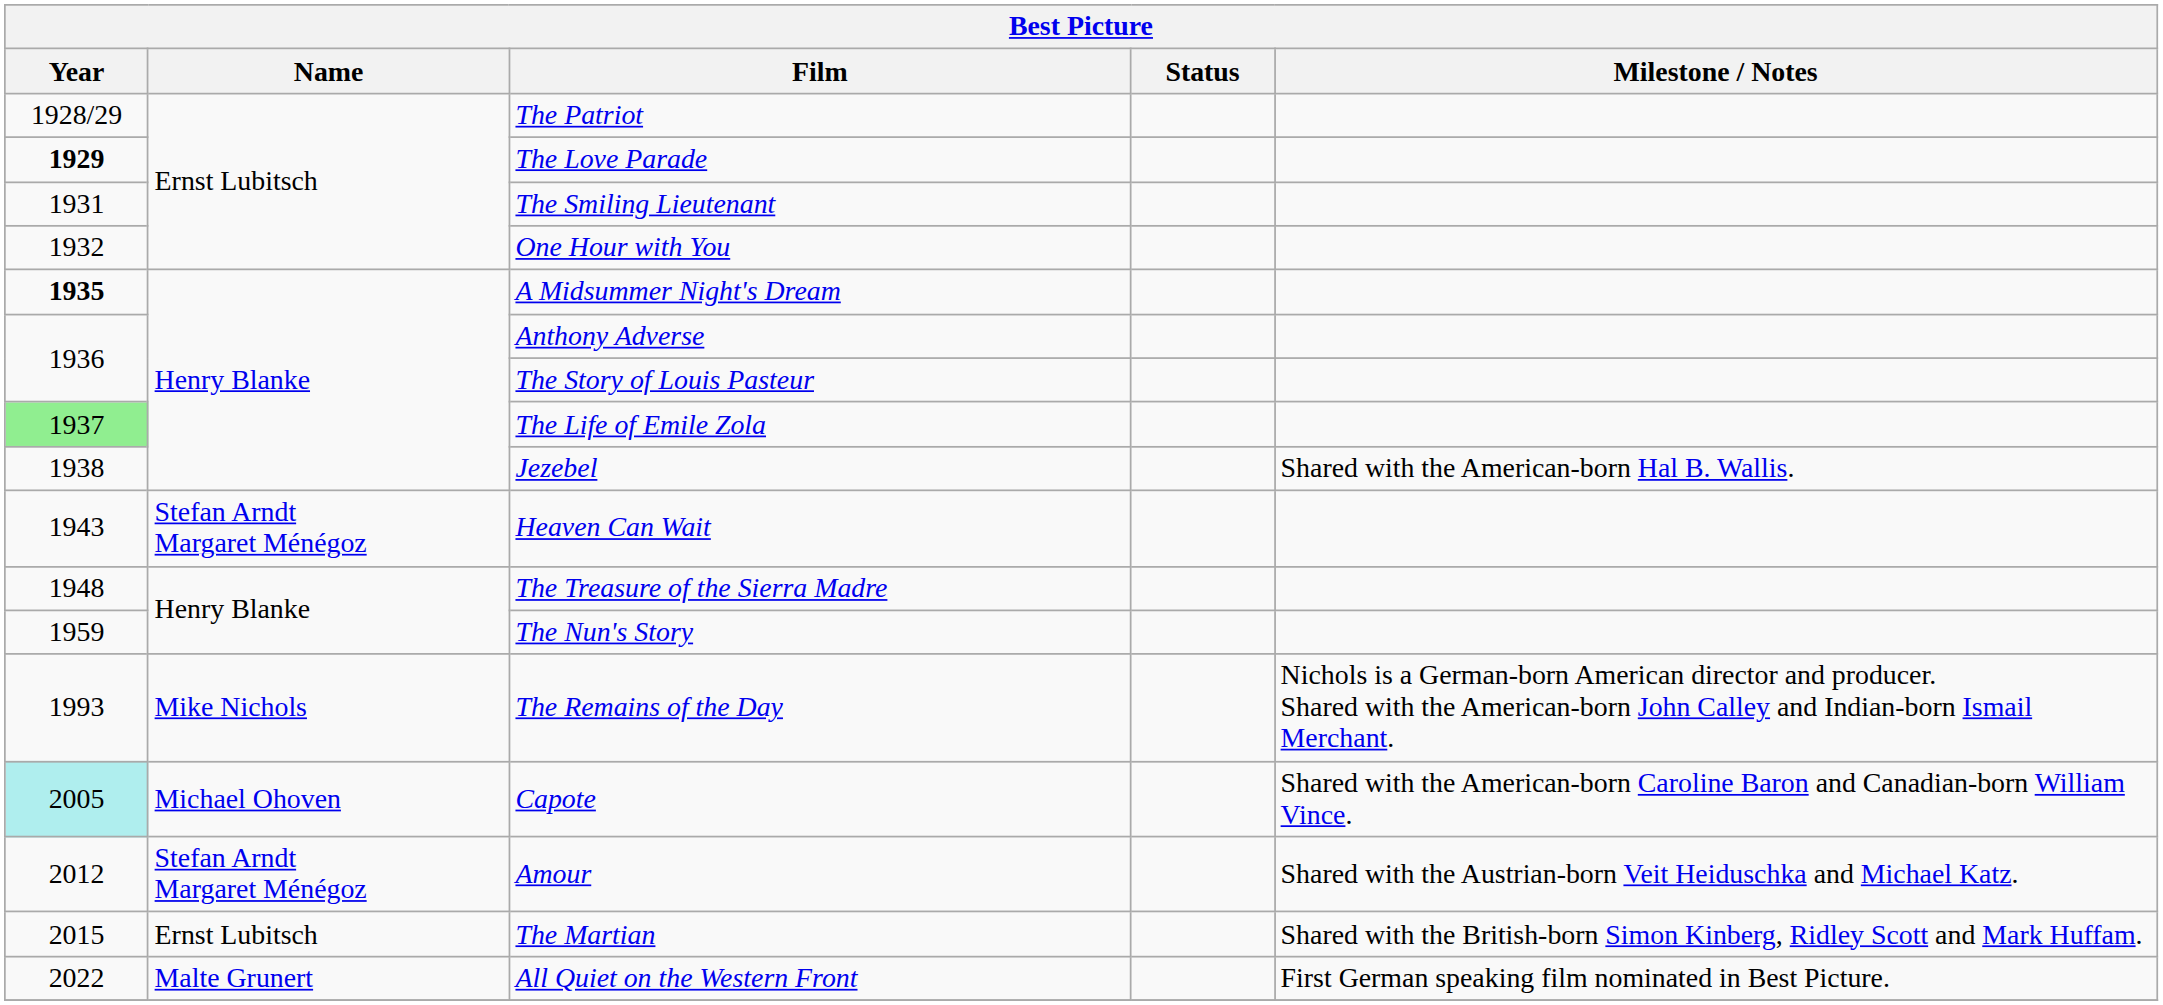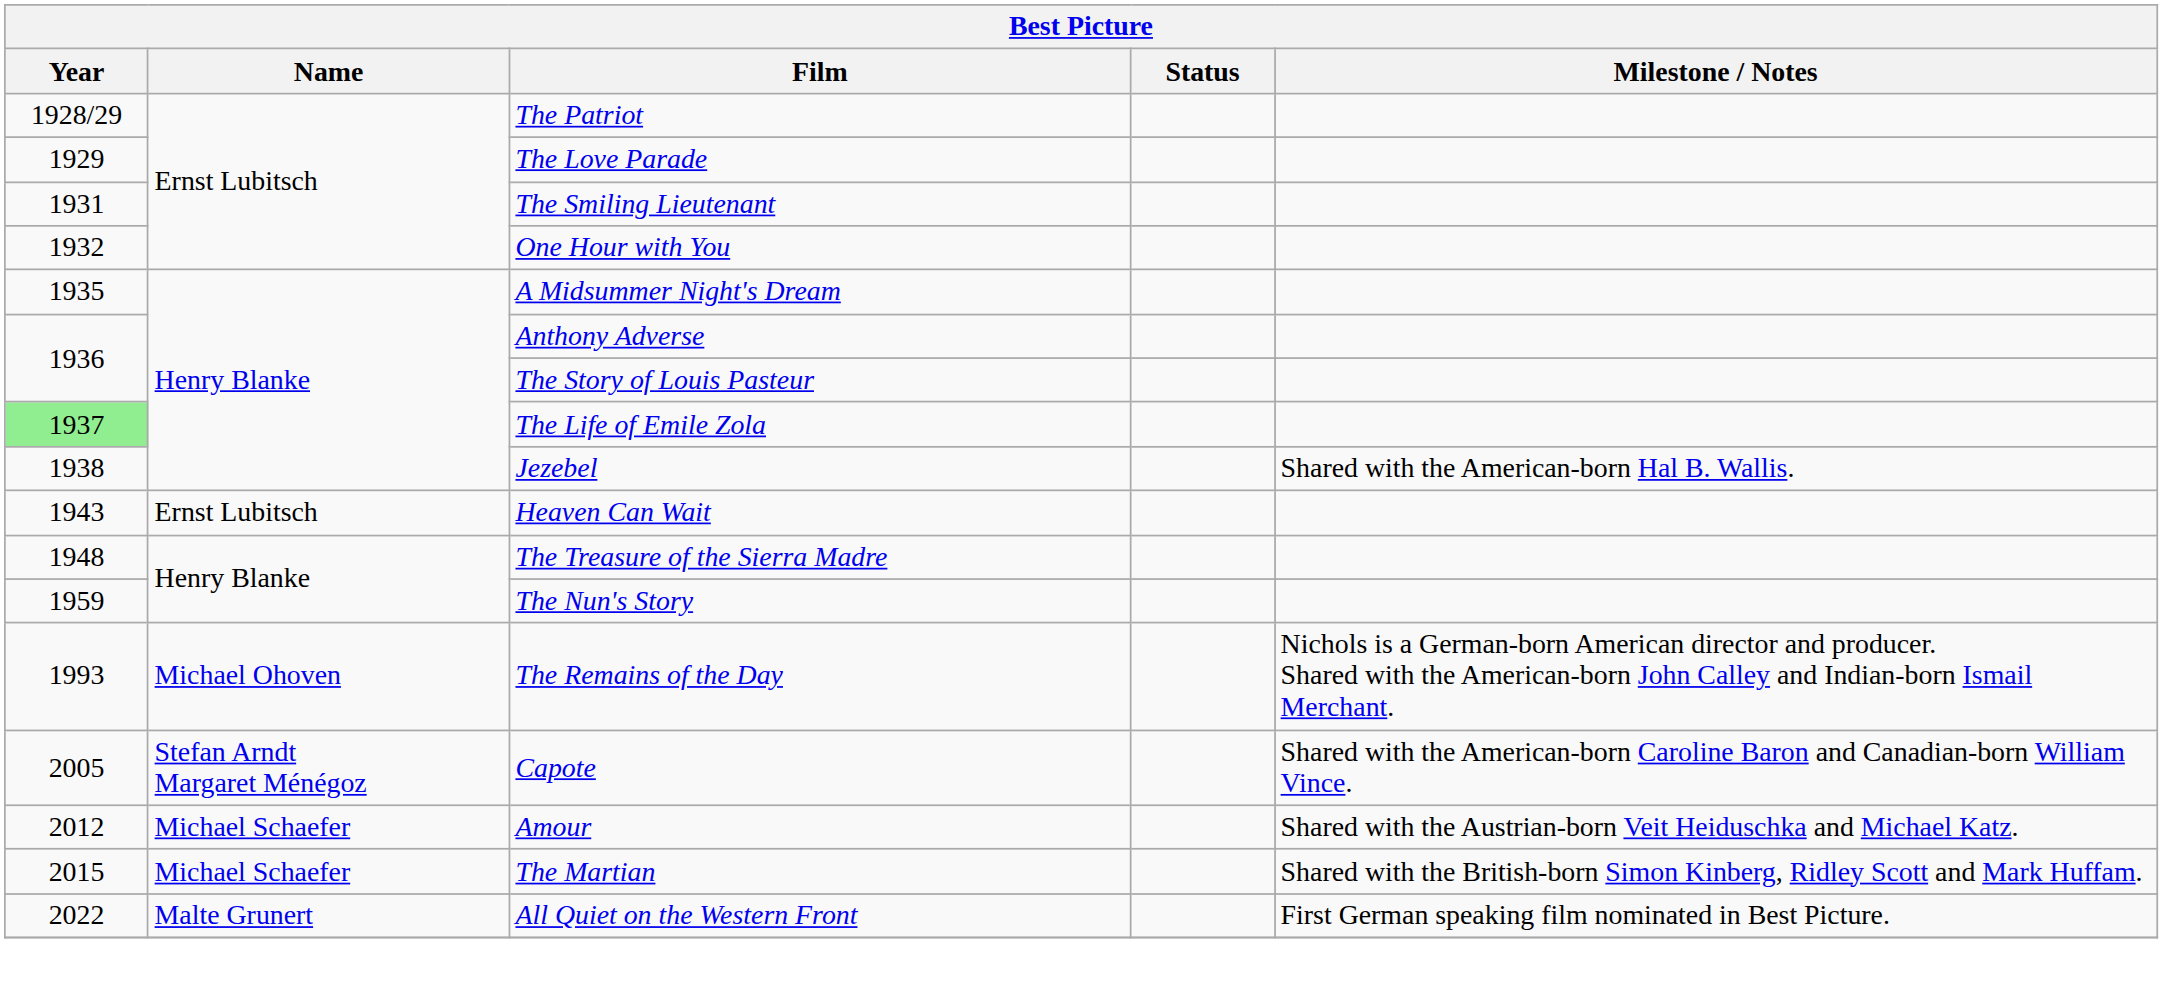(77, 159) bold -> (77, 159) normal
(77, 291) bold -> (77, 291) normal
(261, 527) Stefan Arndt Margaret Ménégoz -> (236, 512) Ernst Lubitsch
(231, 707) Mike Nichols -> (248, 676) Michael Ohoven
(77, 798) paleturquoise background -> (77, 767) no background
(248, 798) Michael Ohoven -> (261, 767) Stefan Arndt Margaret Ménégoz
(261, 873) Stefan Arndt Margaret Ménégoz -> (252, 826) Michael Schaefer
(236, 933) Ernst Lubitsch -> (252, 871) Michael Schaefer
